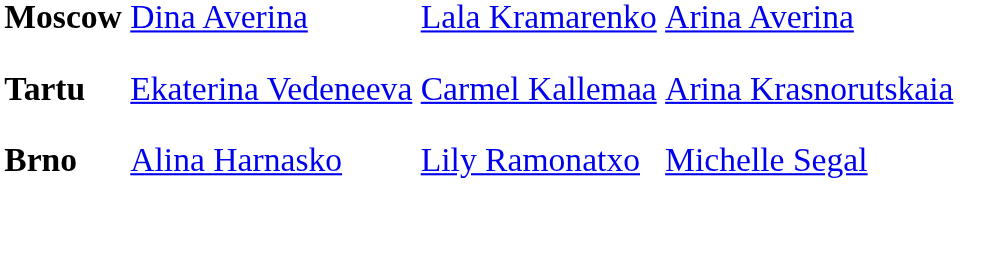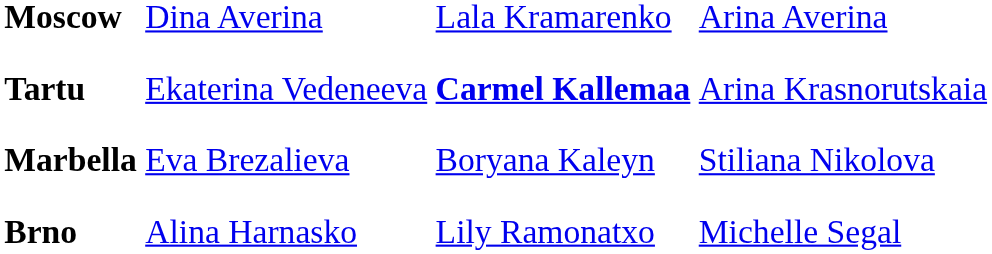(539, 88) normal -> (563, 88) bold
+ row: (71, 160)
